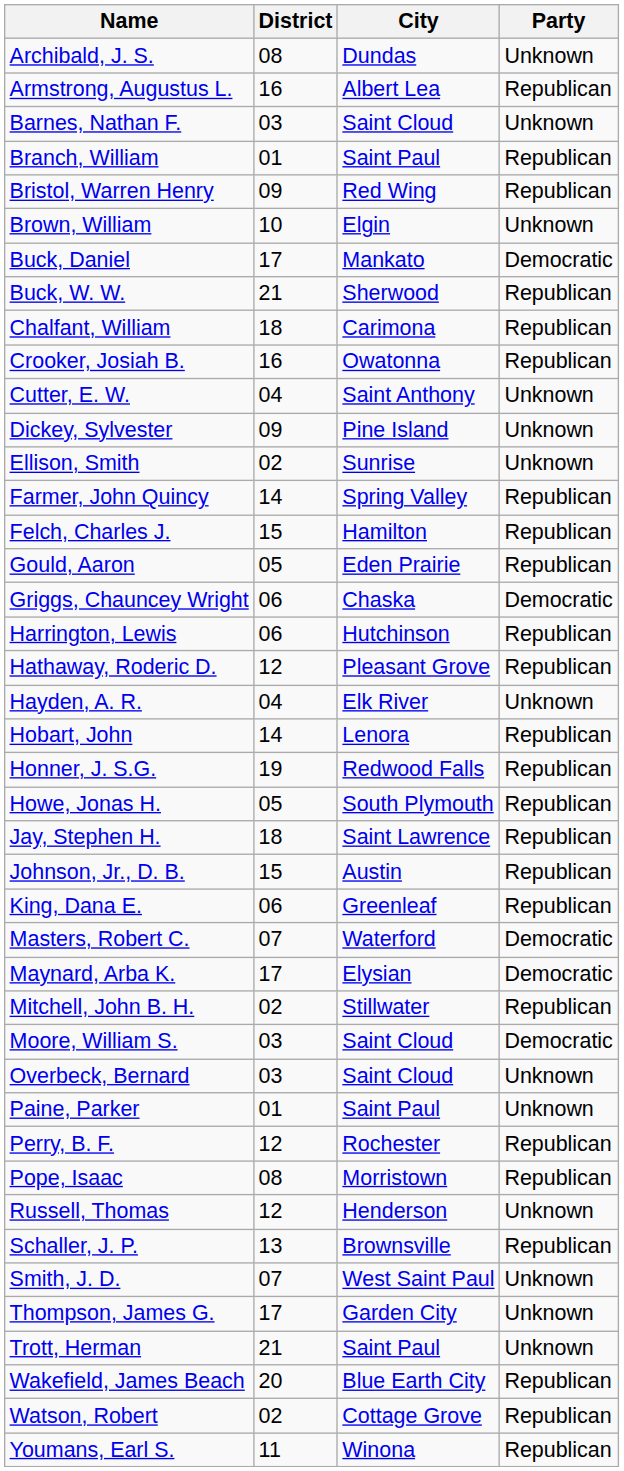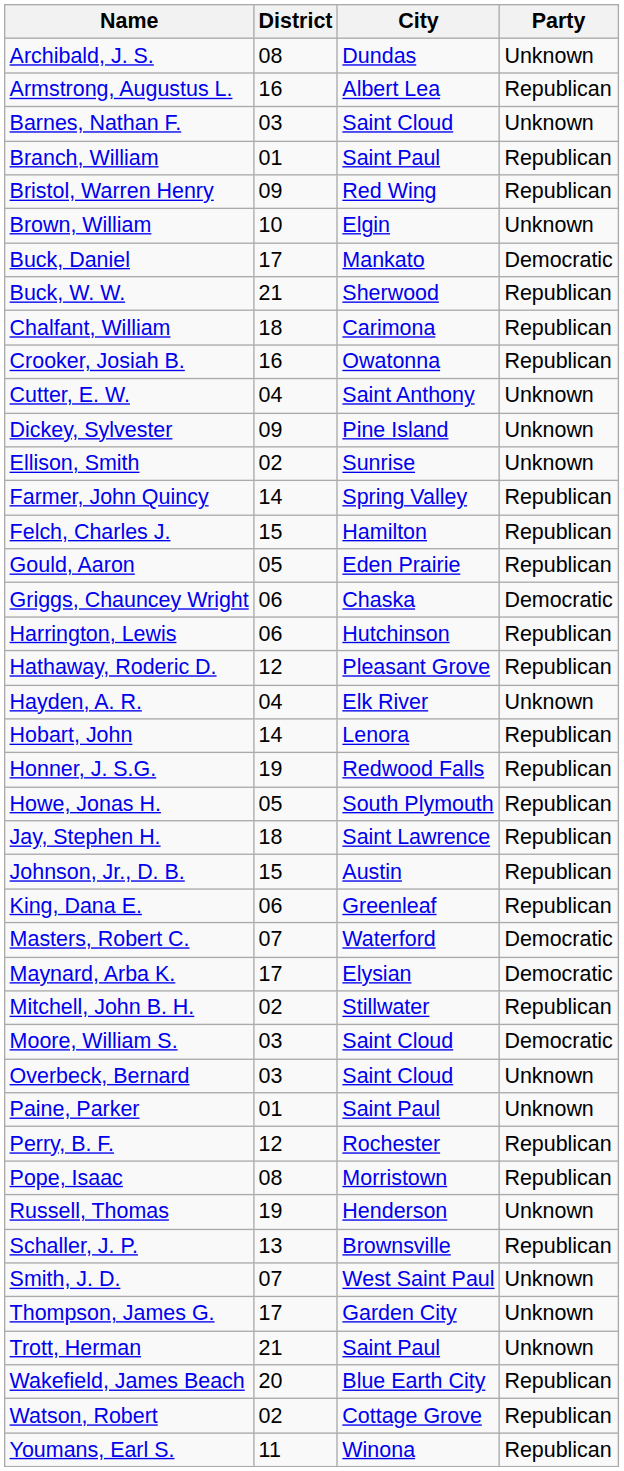(271, 1211) 12 -> (271, 1211) 19
